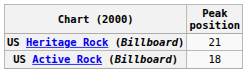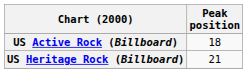rows swapped: (96, 59) <-> (96, 42)
